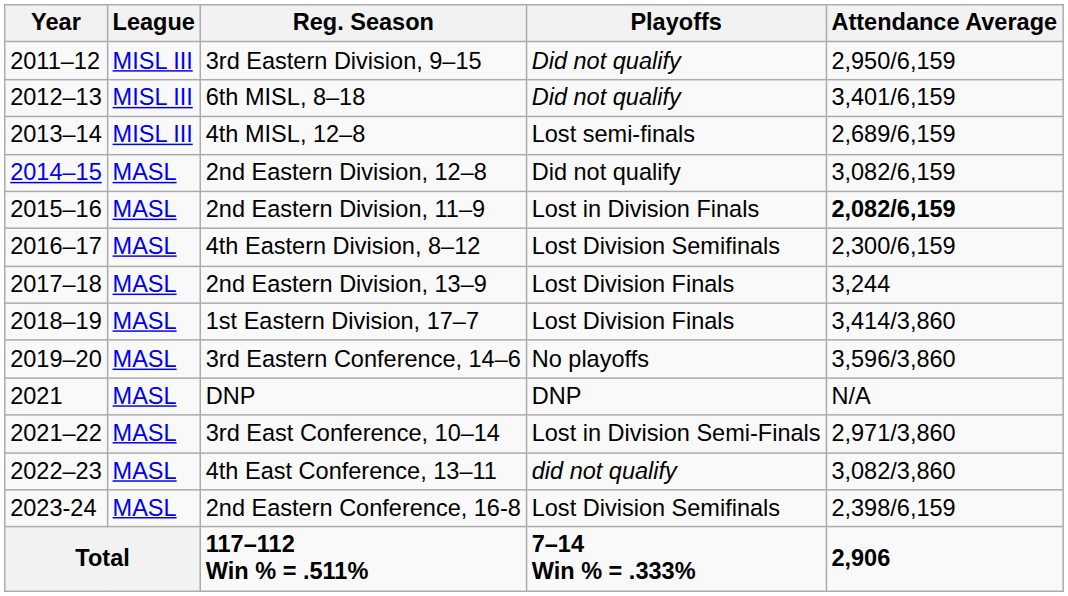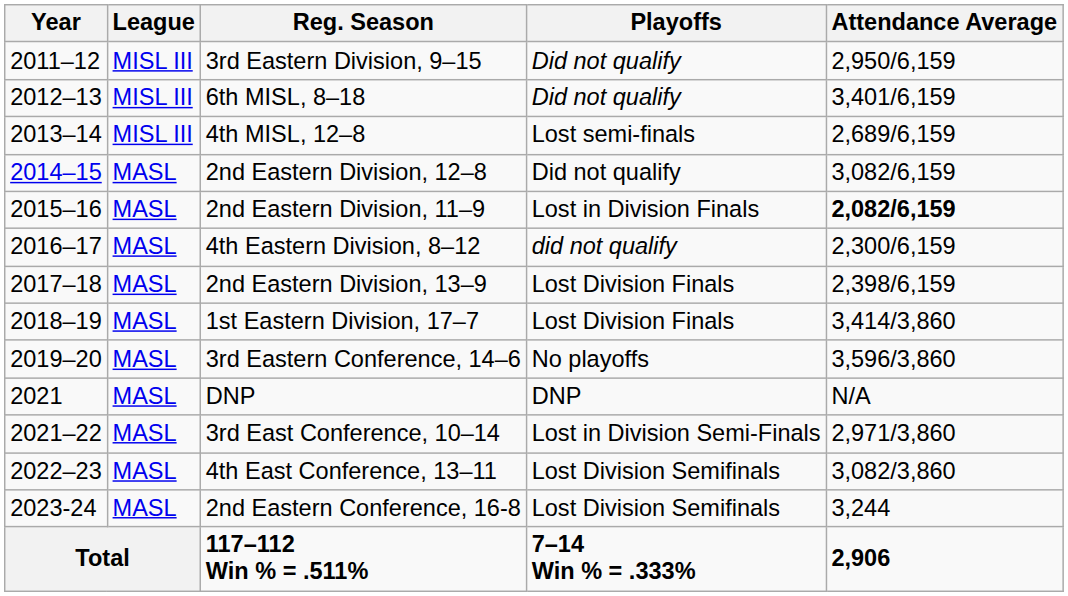(656, 246) Lost Division Semifinals -> (604, 246) did not qualify
(861, 284) 3,244 -> (894, 284) 2,398/6,159
(604, 470) did not qualify -> (656, 470) Lost Division Semifinals
(894, 508) 2,398/6,159 -> (861, 508) 3,244
